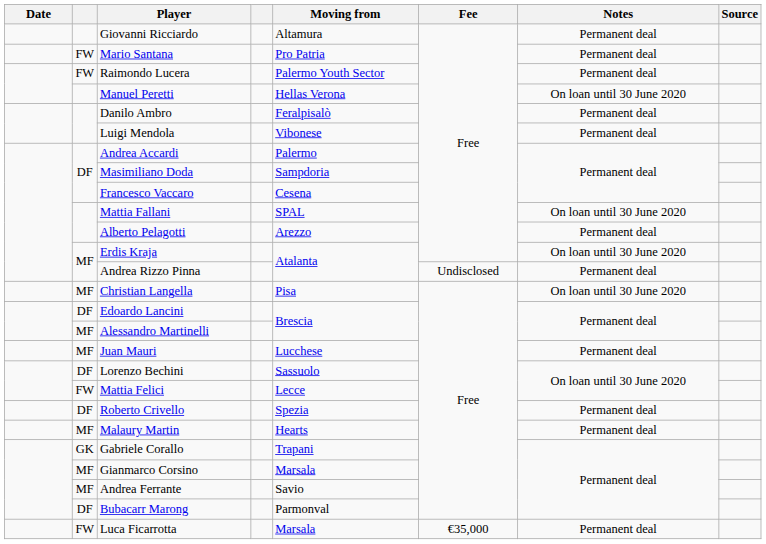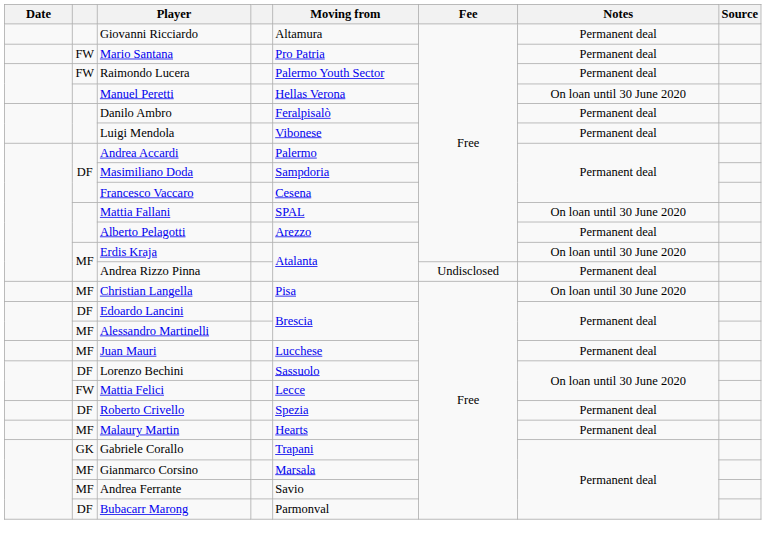- row: (138, 529)
